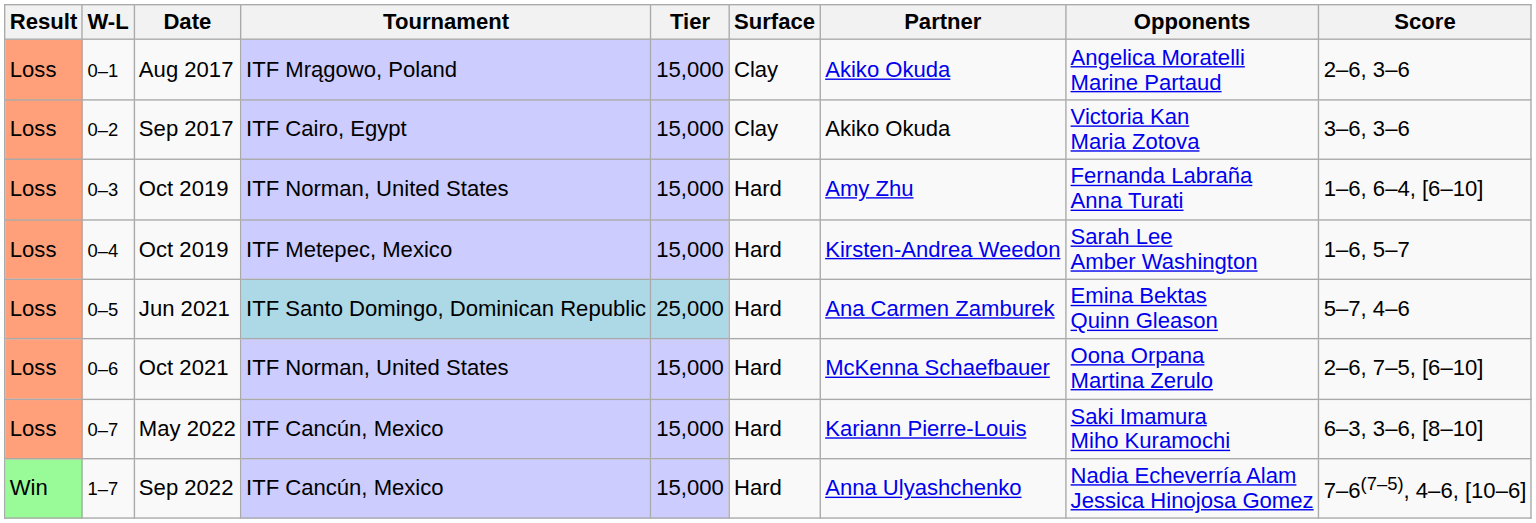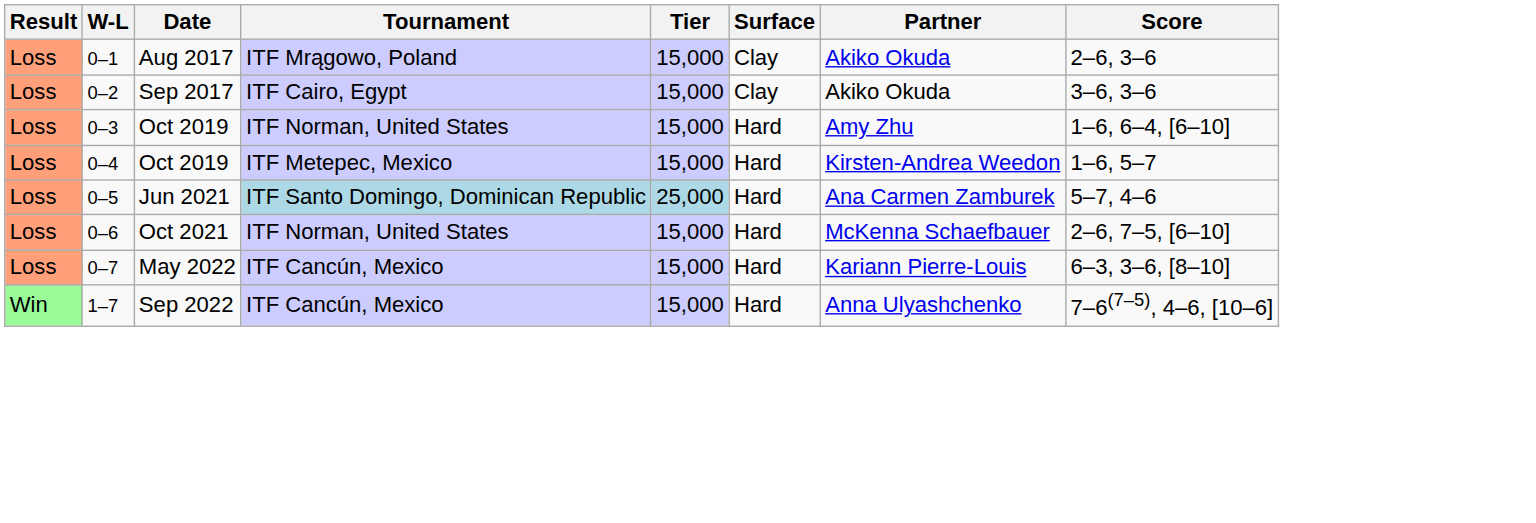- column: (1192, 22)
